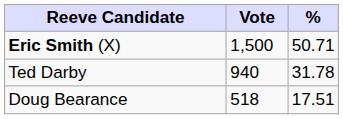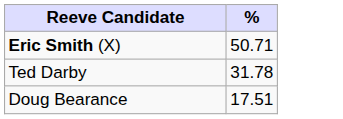- column: (257, 18)
